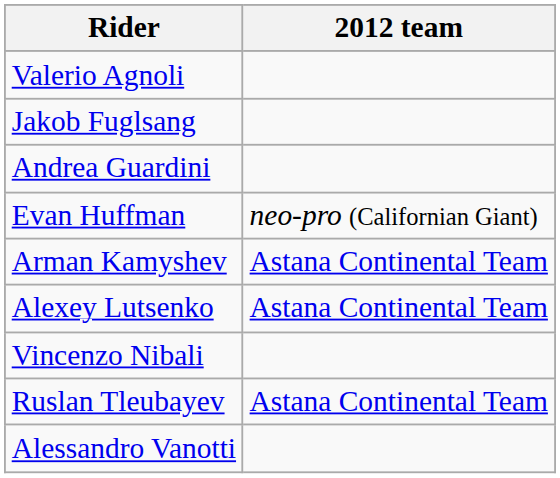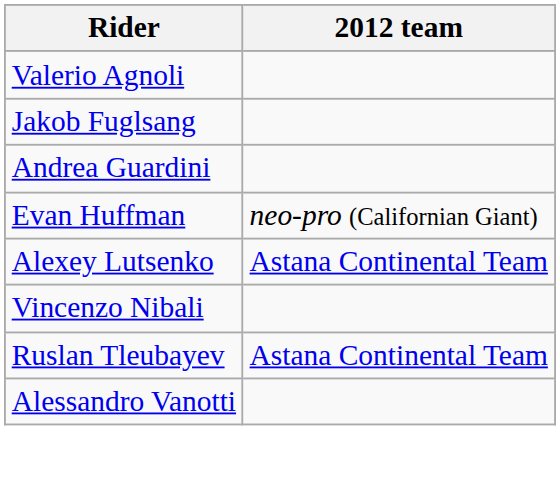- row: (119, 261)
